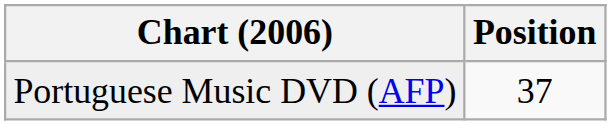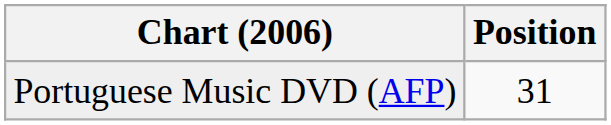(535, 89) 37 -> (535, 89) 31
